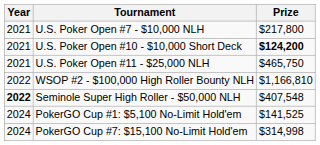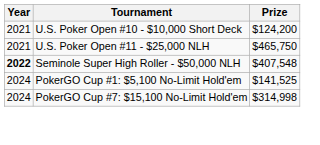- row: (120, 30)
(281, 47) bold -> (275, 30) normal
- row: (145, 81)
